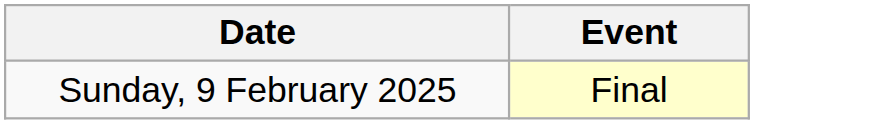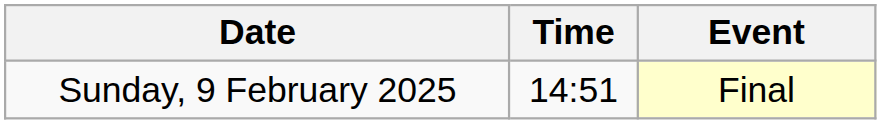+ column: (574, 32)
